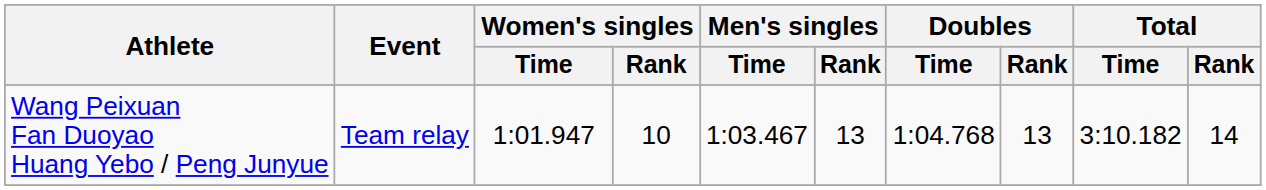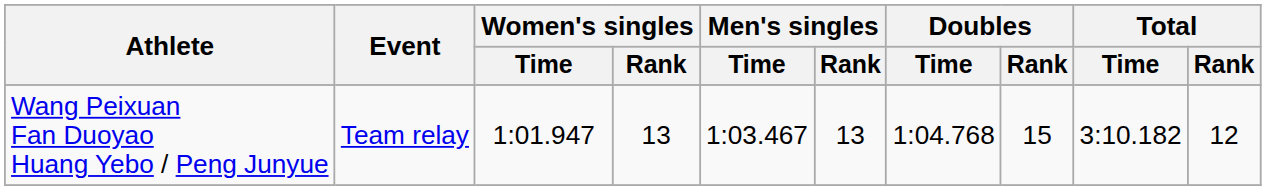(656, 136) 10 -> (656, 136) 13
(1037, 136) 13 -> (1037, 136) 15
(1224, 136) 14 -> (1224, 136) 12
